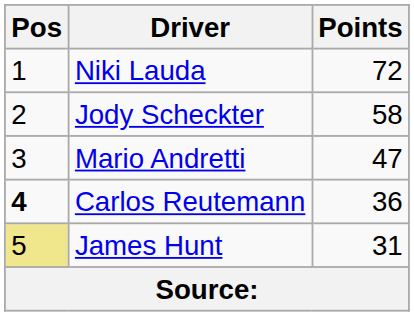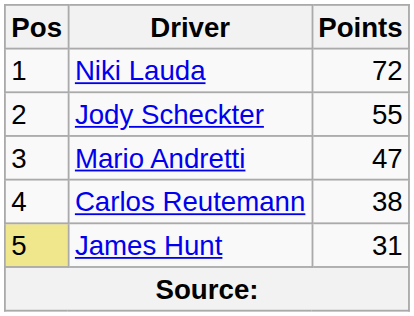(387, 115) 58 -> (387, 115) 55
(19, 202) bold -> (19, 202) normal
(387, 202) 36 -> (387, 202) 38
